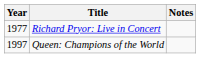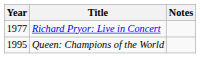(17, 45) 1997 -> (17, 45) 1995
